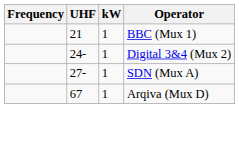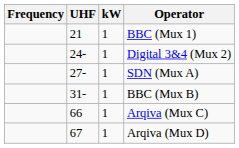+ row: (163, 93)
+ row: (167, 113)
